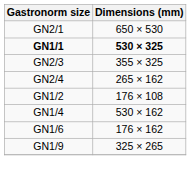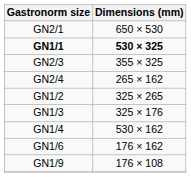(139, 96) 176 × 108 -> (139, 96) 325 × 265
+ row: (48, 113)
(139, 146) 325 × 265 -> (139, 163) 176 × 108
